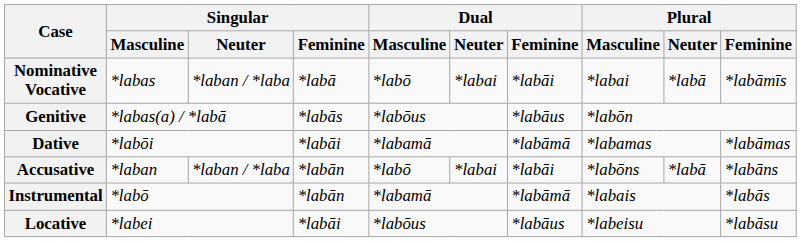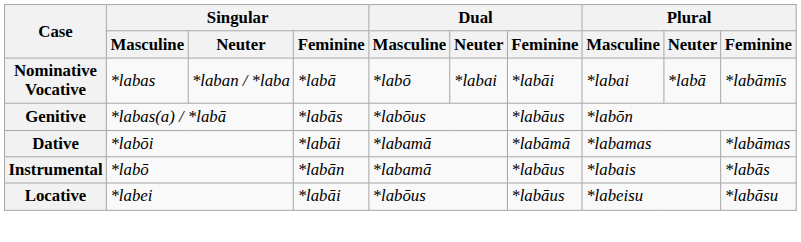- row: (56, 169)
(541, 196) *labāmā -> (538, 169) *labāus
